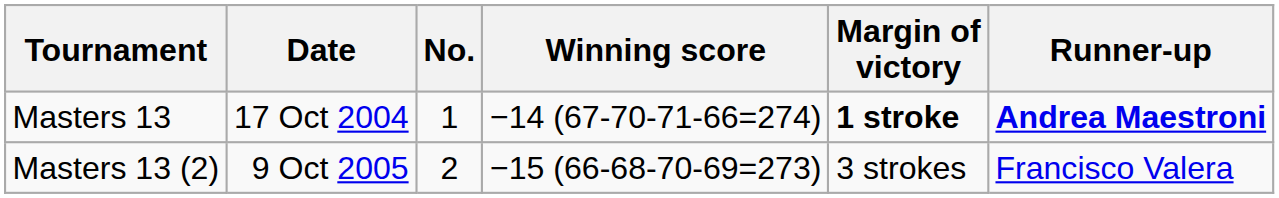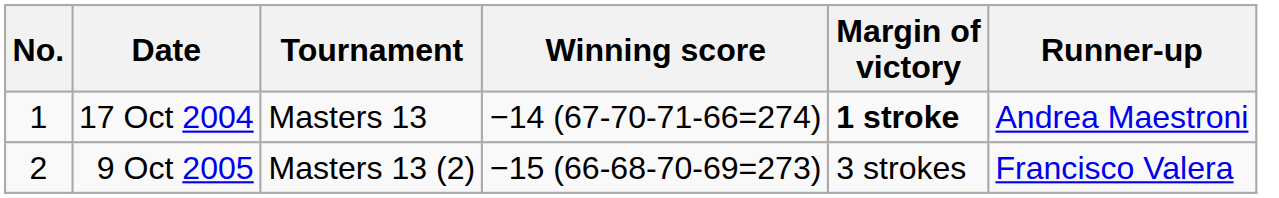columns swapped: (449, 49) <-> (116, 49)
(1131, 117) bold -> (1122, 117) normal
